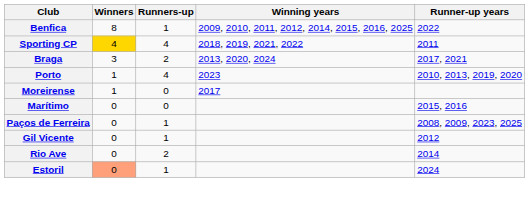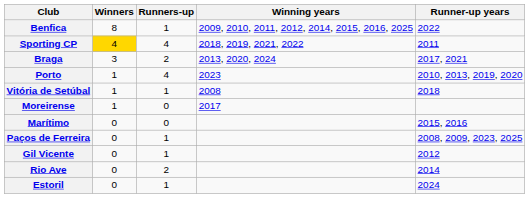+ row: (48, 91)
(114, 169) lightsalmon background -> (114, 185) no background
